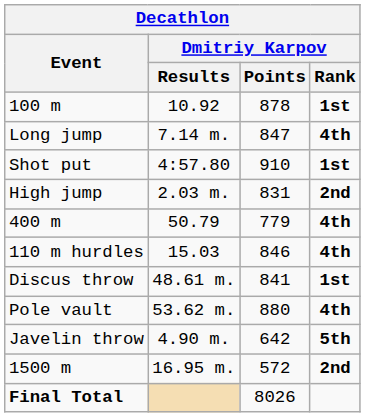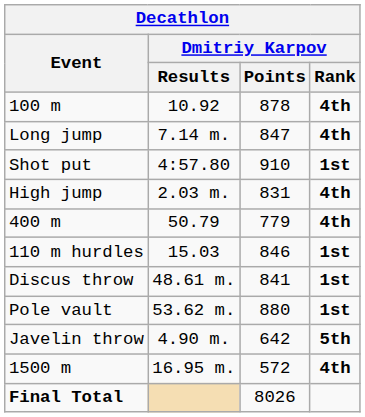(335, 106) 1st -> (335, 106) 4th
(335, 194) 2nd -> (335, 194) 4th
(335, 252) 4th -> (335, 252) 1st
(335, 310) 4th -> (335, 310) 1st
(335, 368) 2nd -> (335, 368) 4th
